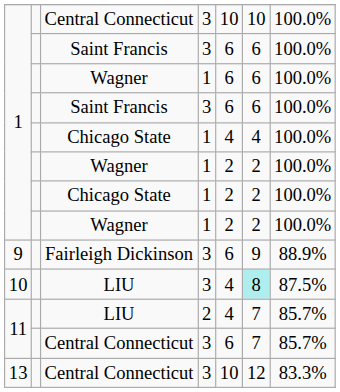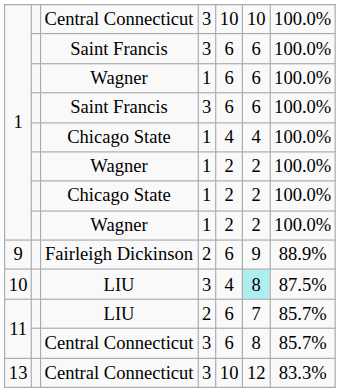(207, 254) 3 -> (207, 254) 2
(229, 313) 4 -> (229, 313) 6
(256, 343) 7 -> (256, 343) 8
